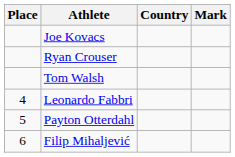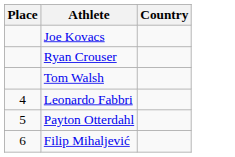- column: (211, 15)
